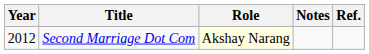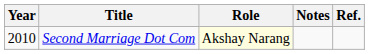(22, 37) 2012 -> (22, 37) 2010
